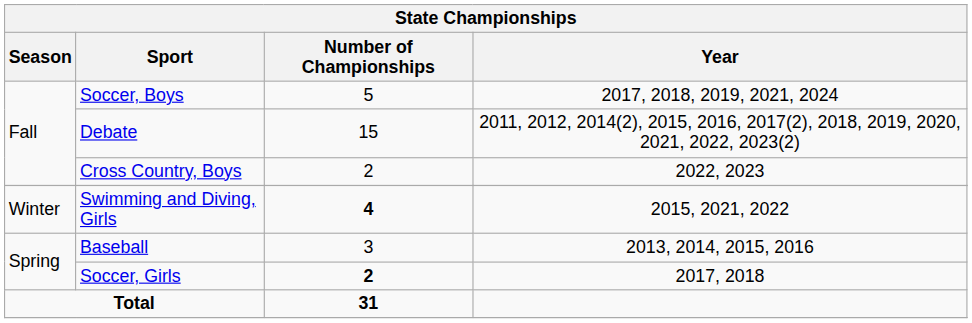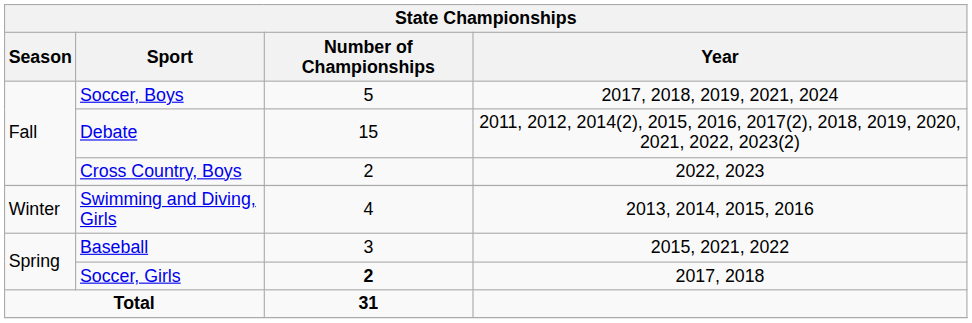(368, 209) bold -> (368, 209) normal
(720, 209) 2015, 2021, 2022 -> (720, 209) 2013, 2014, 2015, 2016
(720, 247) 2013, 2014, 2015, 2016 -> (720, 247) 2015, 2021, 2022
